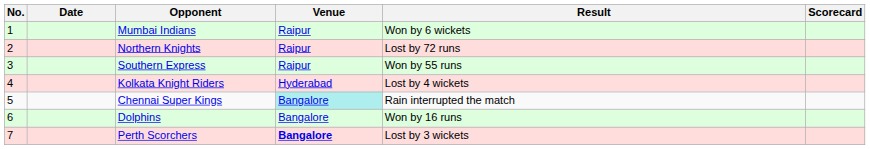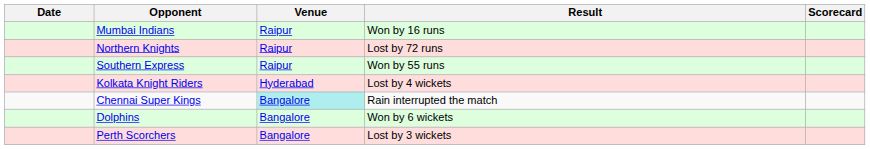- column: (16, 13)
(428, 30) Won by 6 wickets -> (406, 30) Won by 16 runs
(423, 118) Won by 16 runs -> (410, 118) Won by 6 wickets
(305, 135) bold -> (285, 135) normal
